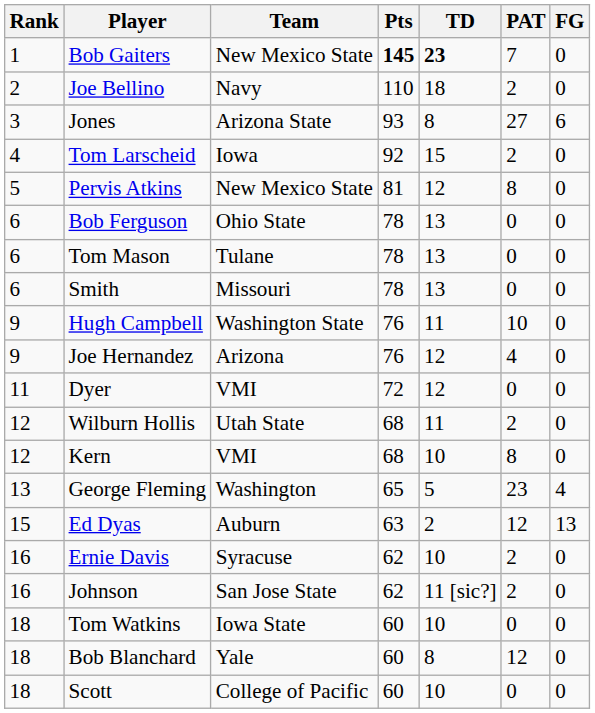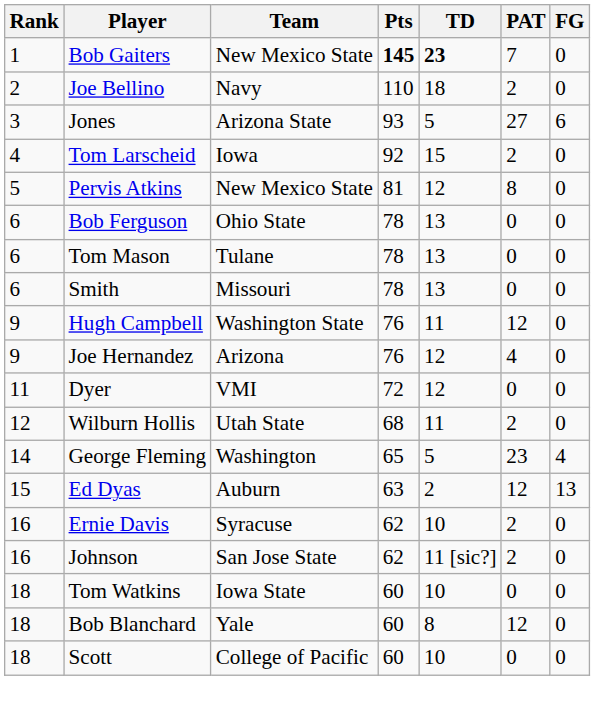(429, 121) 8 -> (429, 121) 5
(517, 322) 10 -> (517, 322) 12
- row: (90, 456)
(20, 490) 13 -> (20, 456) 14
